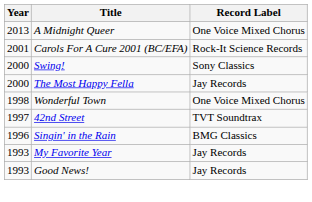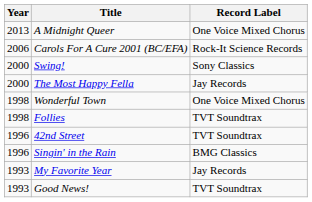(18, 48) 2001 -> (18, 48) 2006
+ row: (49, 118)
(18, 118) 1997 -> (18, 135) 1996
(219, 170) Jay Records -> (227, 188) TVT Soundtrax
